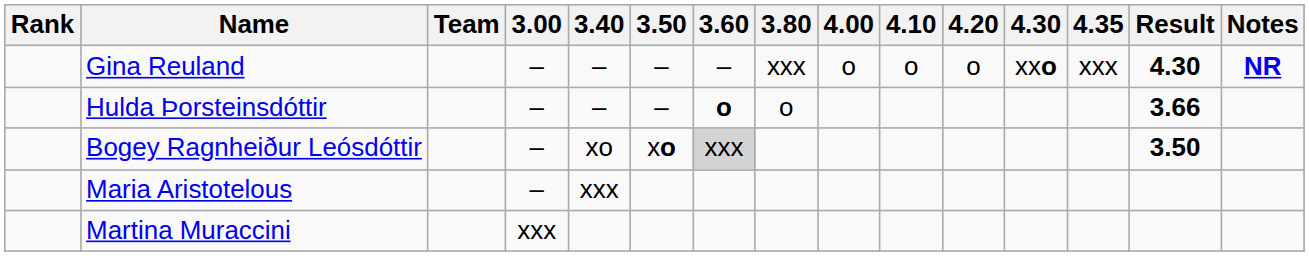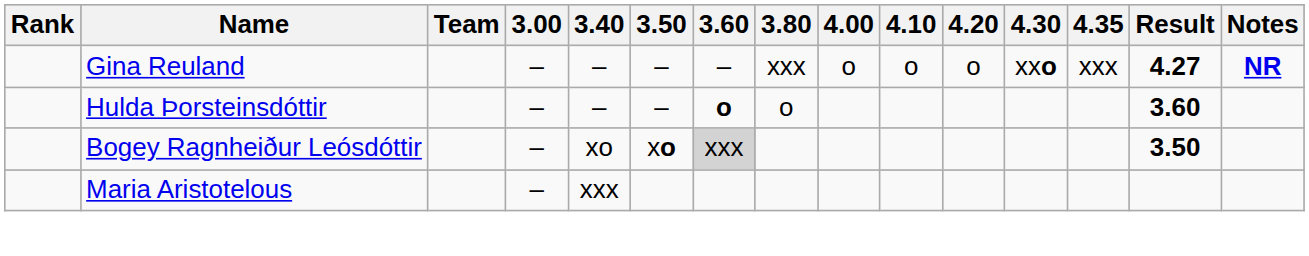(1175, 66) 4.30 -> (1175, 66) 4.27
(1175, 107) 3.66 -> (1175, 107) 3.60
- row: (188, 230)
